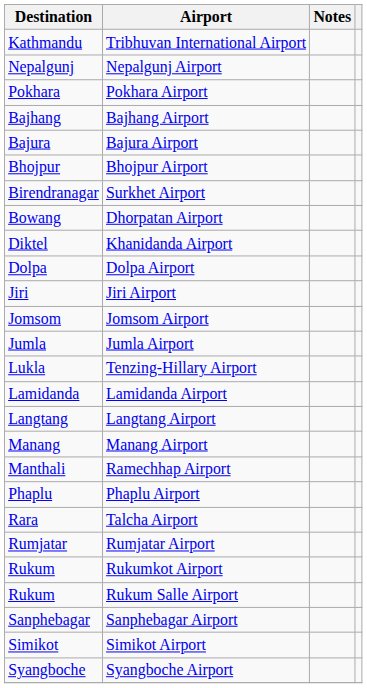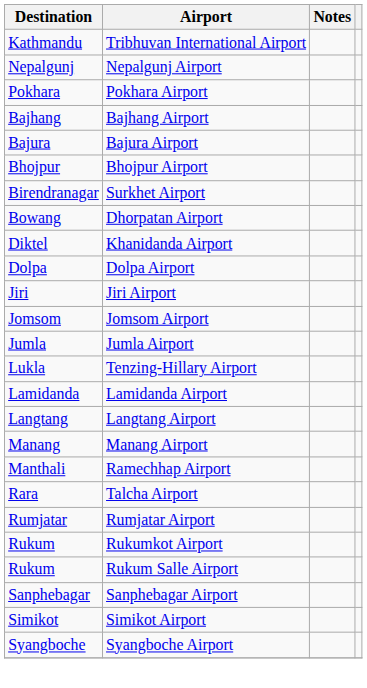- row: (153, 494)
